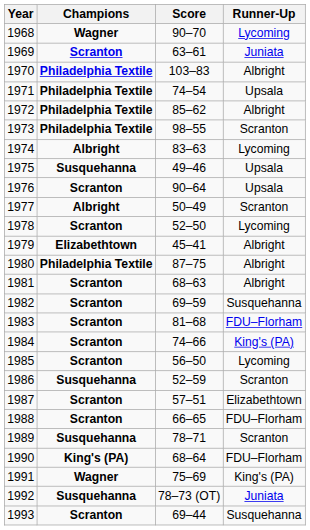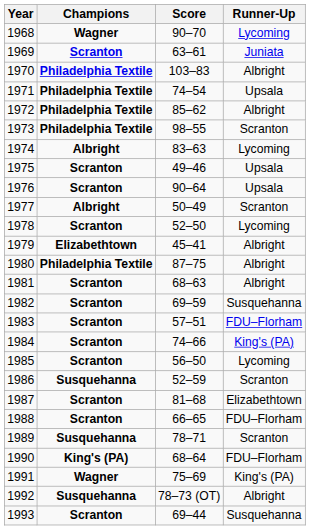(96, 168) Susquehanna -> (96, 168) Scranton
(189, 322) 81–68 -> (189, 322) 57–51
(189, 399) 57–51 -> (189, 399) 81–68
(264, 496) Juniata -> (264, 496) Albright
